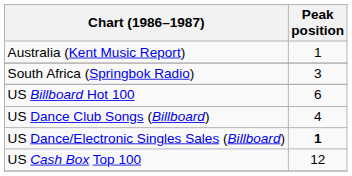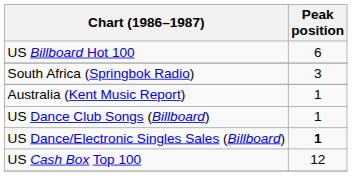rows swapped: (96, 52) <-> (71, 95)
(318, 116) 4 -> (318, 116) 1
